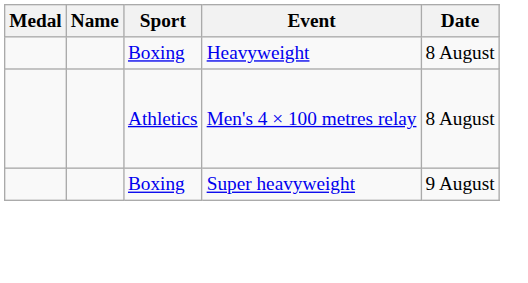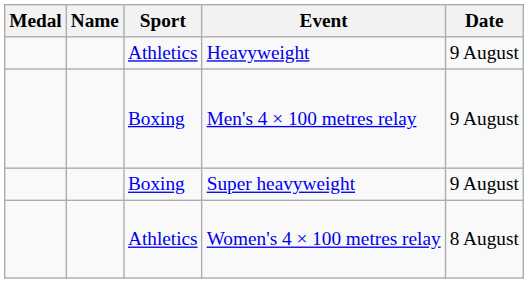(156, 52) Boxing -> (163, 52) Athletics
(460, 52) 8 August -> (484, 52) 9 August
(163, 118) Athletics -> (156, 118) Boxing
(460, 118) 8 August -> (484, 118) 9 August
+ row: (324, 239)
